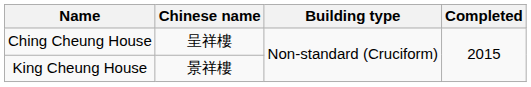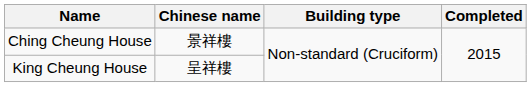(210, 41) 呈祥樓 -> (210, 41) 景祥樓
(210, 67) 景祥樓 -> (210, 67) 呈祥樓
